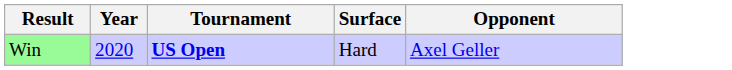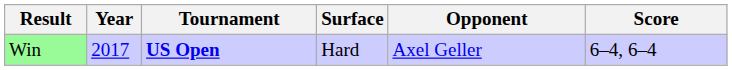+ column: (656, 19)
(114, 49) 2020 -> (110, 49) 2017
